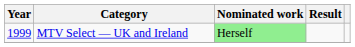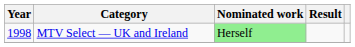(19, 33) 1999 -> (19, 33) 1998
